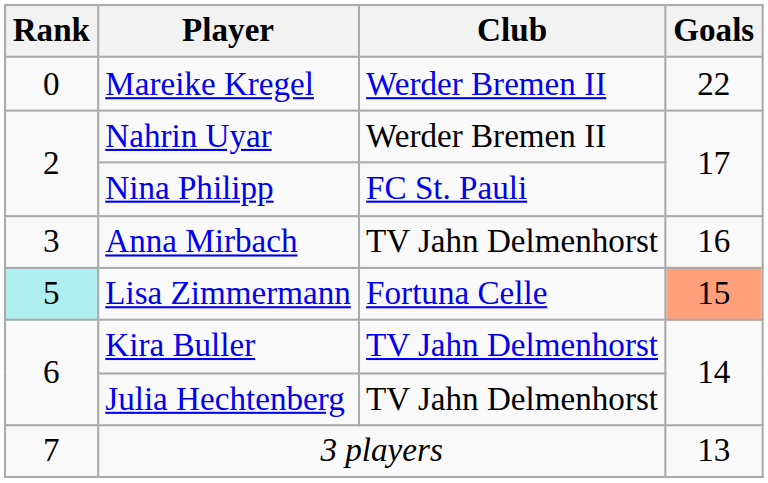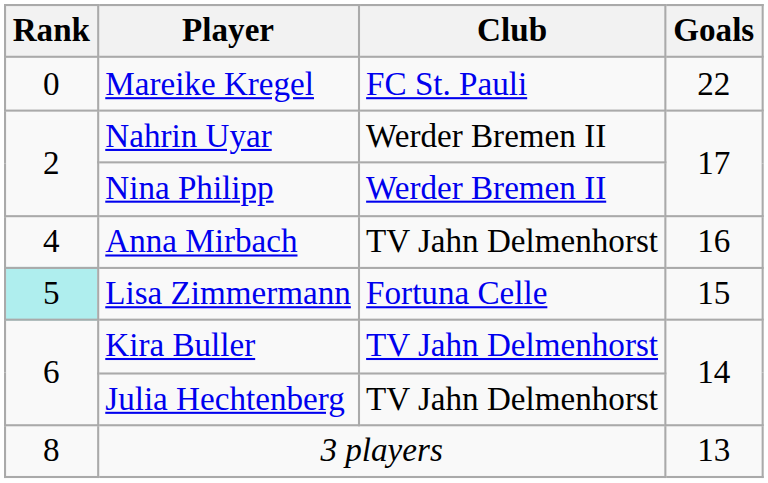(486, 83) Werder Bremen II -> (447, 83) FC St. Pauli
(447, 188) FC St. Pauli -> (486, 188) Werder Bremen II
(51, 240) 3 -> (51, 240) 4
(714, 293) lightsalmon background -> (714, 293) no background
(51, 450) 7 -> (51, 450) 8
